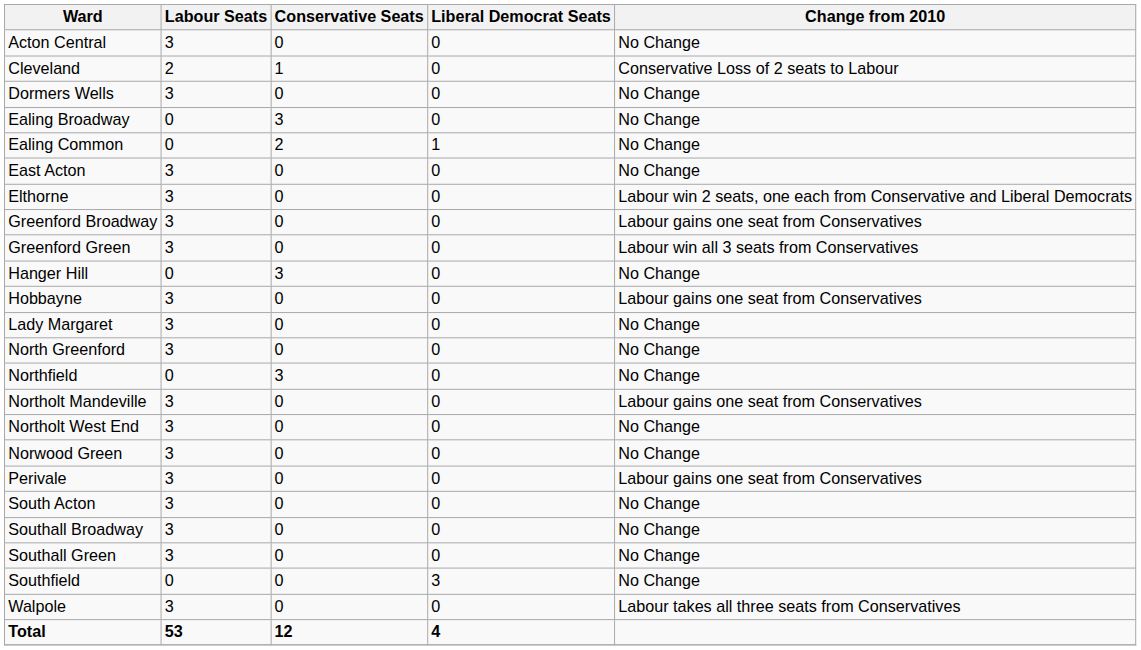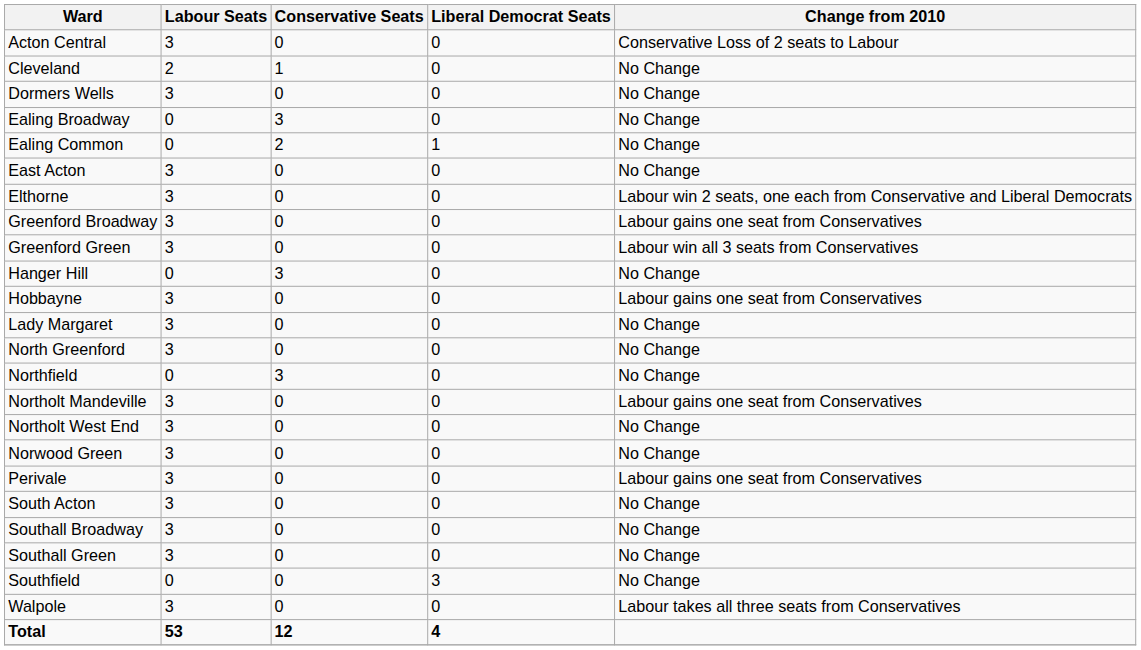(659, 42) No Change -> (758, 42) Conservative Loss of 2 seats to Labour
(758, 68) Conservative Loss of 2 seats to Labour -> (659, 68) No Change
